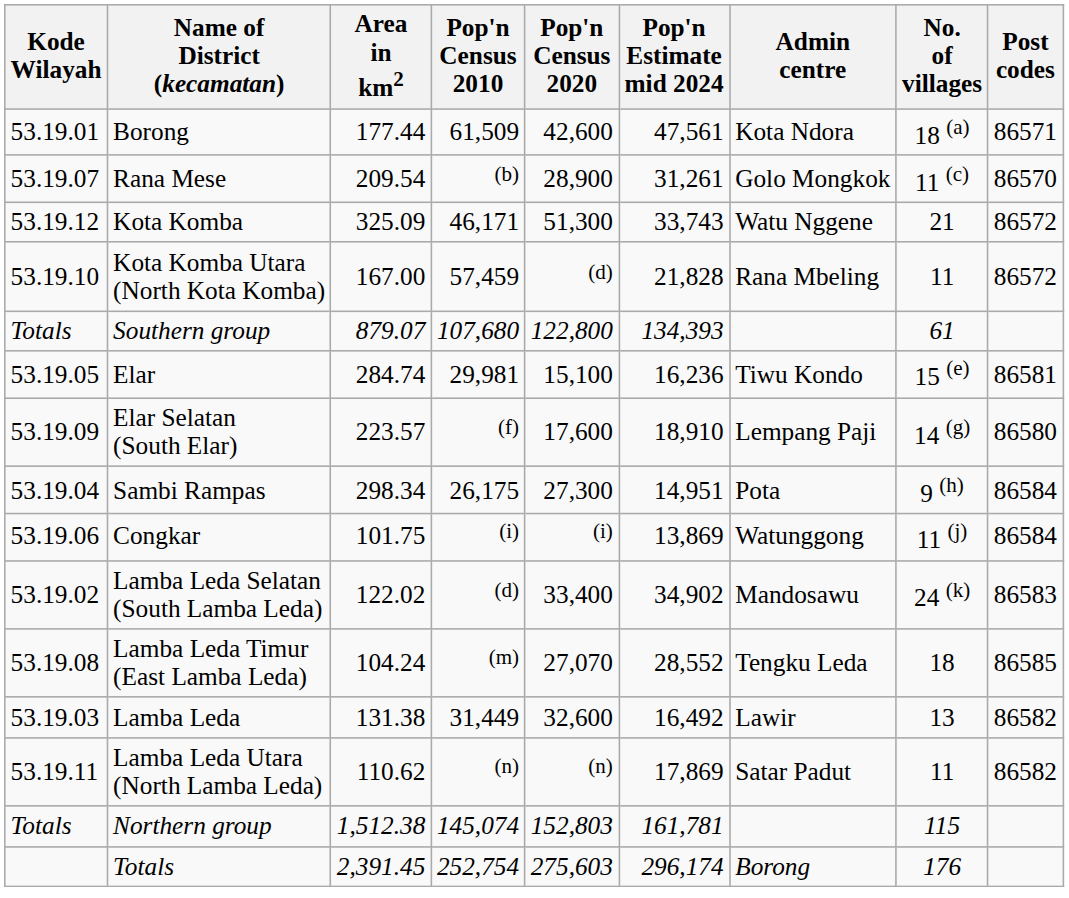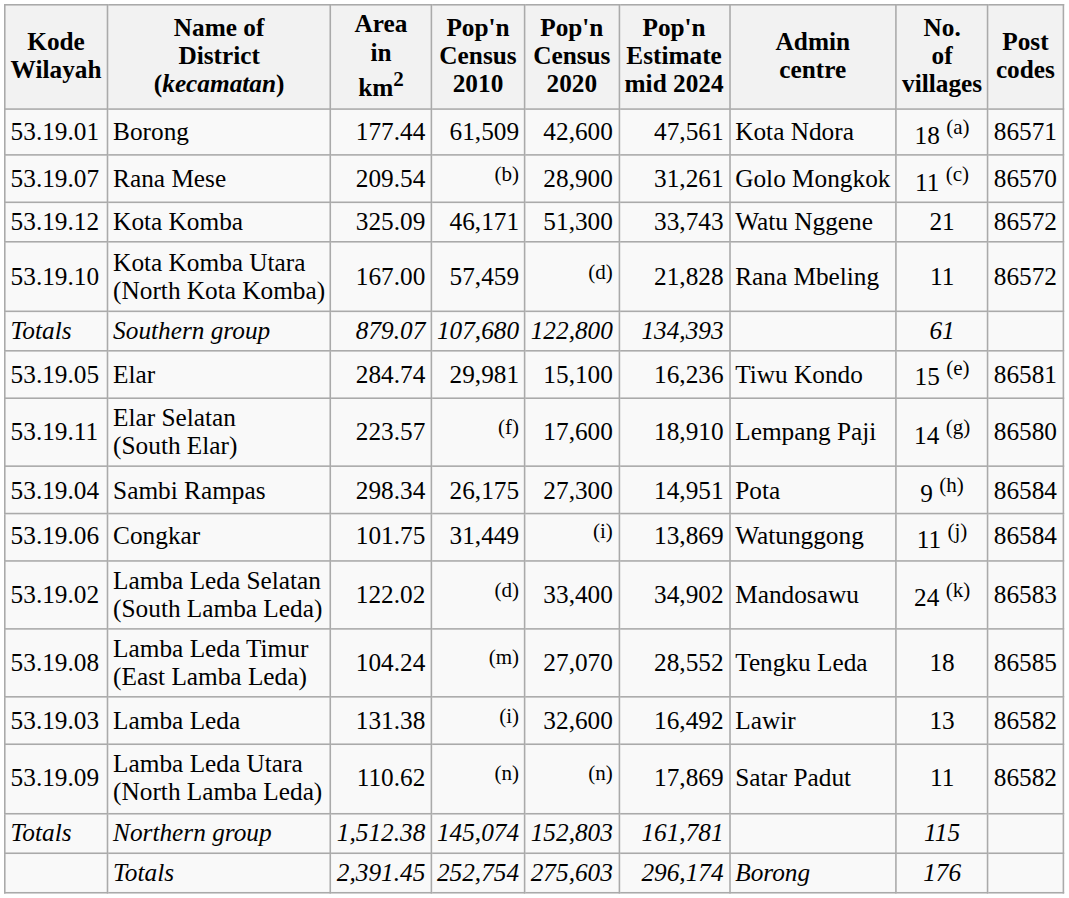(55, 432) 53.19.09 -> (54, 432) 53.19.11
(509, 531) (i) -> (484, 536) 31,449
(484, 717) 31,449 -> (509, 715) (i)
(54, 771) 53.19.11 -> (55, 778) 53.19.09
